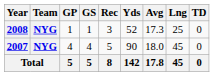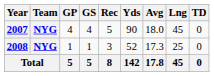rows swapped: (17, 46) <-> (17, 29)
